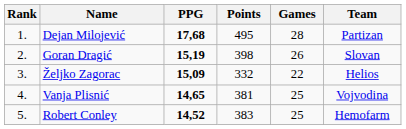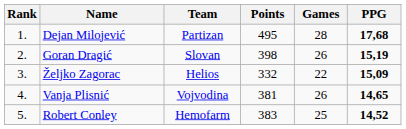columns swapped: (362, 14) <-> (191, 14)
(297, 94) 25 -> (321, 94) 26
